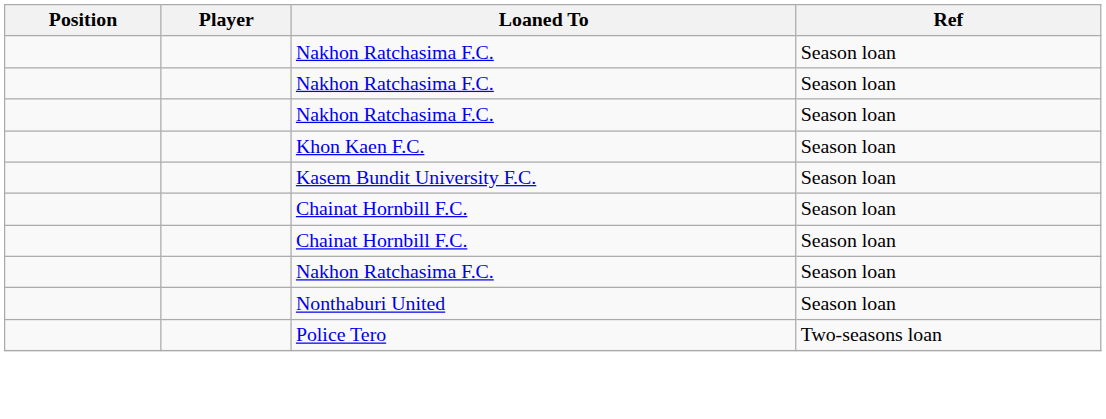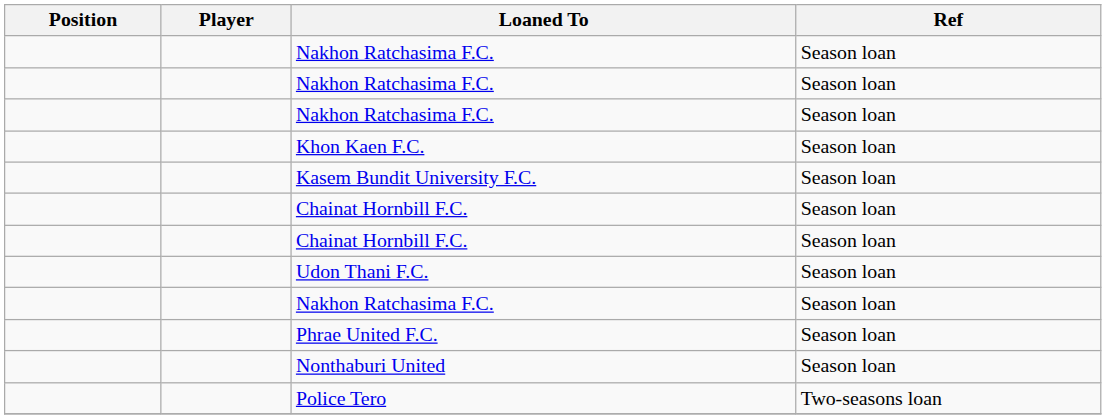+ row: (362, 271)
+ row: (367, 334)
